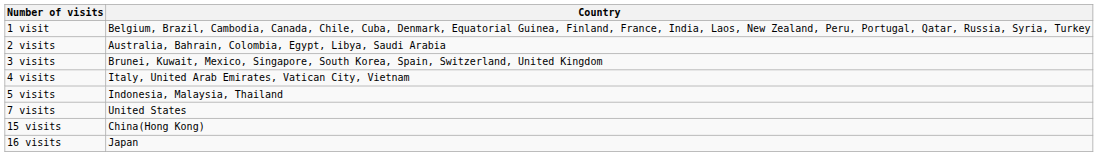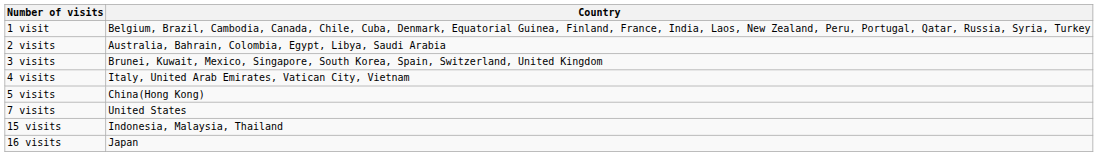(196, 94) Indonesia, Malaysia, Thailand -> (156, 94) China(Hong Kong)
(156, 127) China(Hong Kong) -> (196, 127) Indonesia, Malaysia, Thailand
